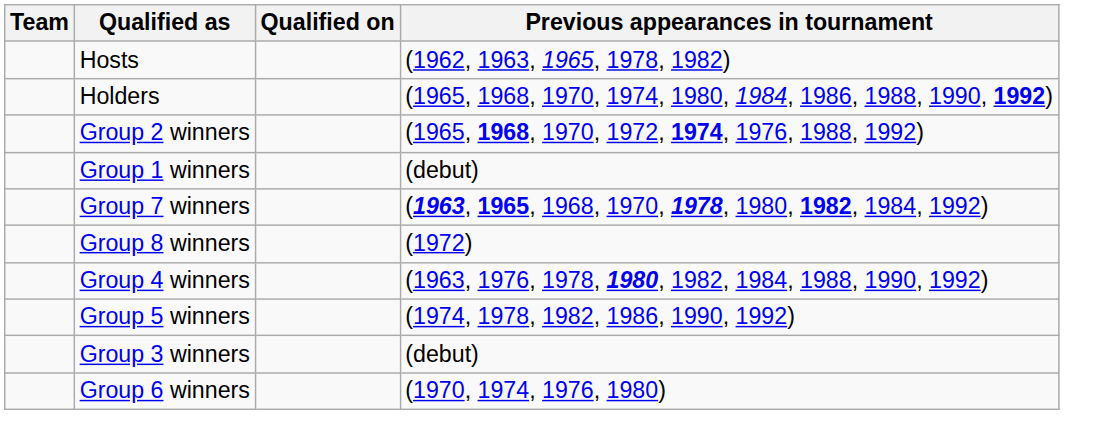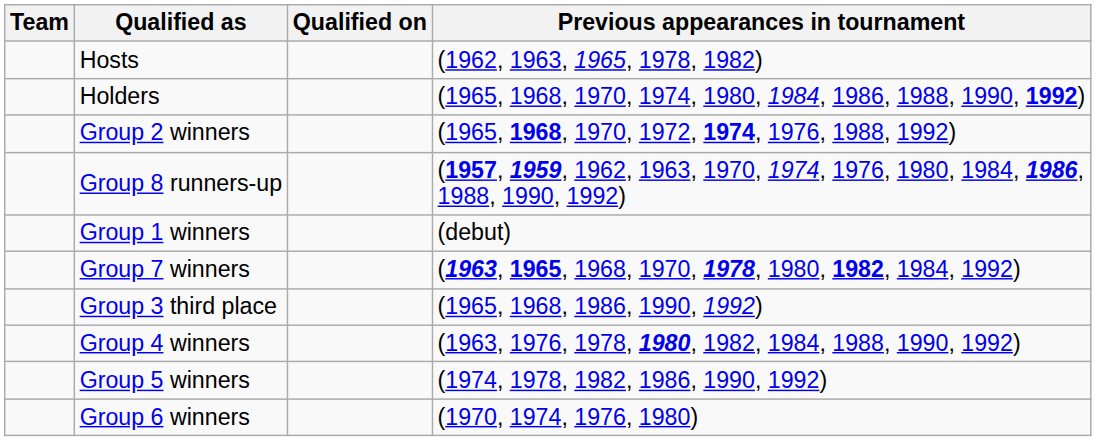+ row: (181, 183)
- row: (165, 243)
+ row: (178, 306)
- row: (165, 354)
